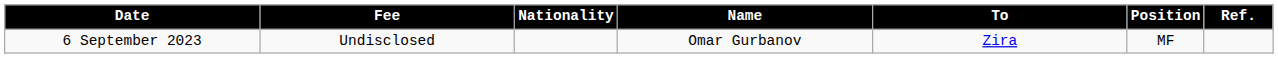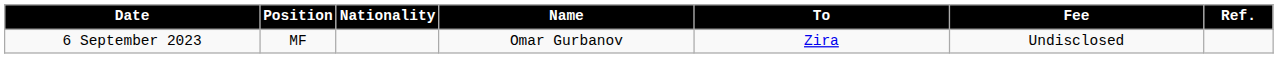columns swapped: (1166, 16) <-> (387, 16)
